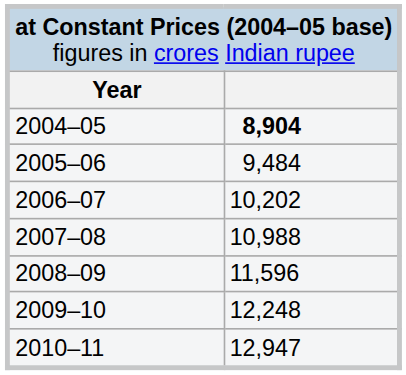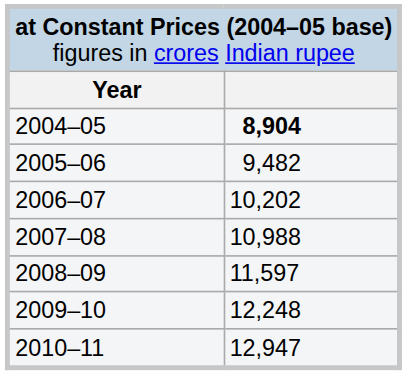(265, 163) 9,484 -> (265, 163) 9,482
(264, 274) 11,596 -> (264, 274) 11,597
